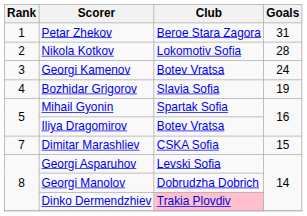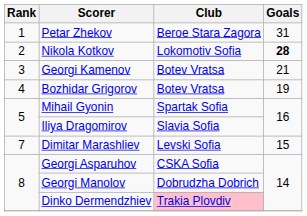(283, 51) normal -> (283, 51) bold
(283, 70) 24 -> (283, 70) 21
(188, 88) Slavia Sofia -> (191, 88) Botev Vratsa
(191, 126) Botev Vratsa -> (188, 126) Slavia Sofia
(188, 145) CSKA Sofia -> (189, 145) Levski Sofia
(189, 164) Levski Sofia -> (188, 164) CSKA Sofia
